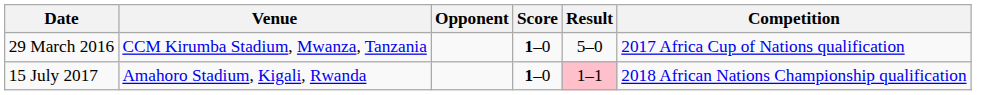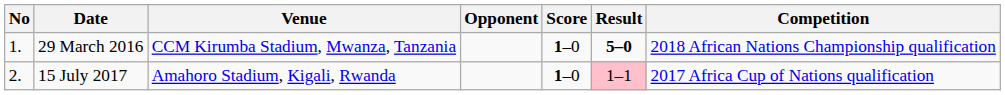+ column: (19, 18)
(590, 46) normal -> (619, 46) bold
(763, 46) 2017 Africa Cup of Nations qualification -> (823, 46) 2018 African Nations Championship qualification
(794, 75) 2018 African Nations Championship qualification -> (792, 75) 2017 Africa Cup of Nations qualification
